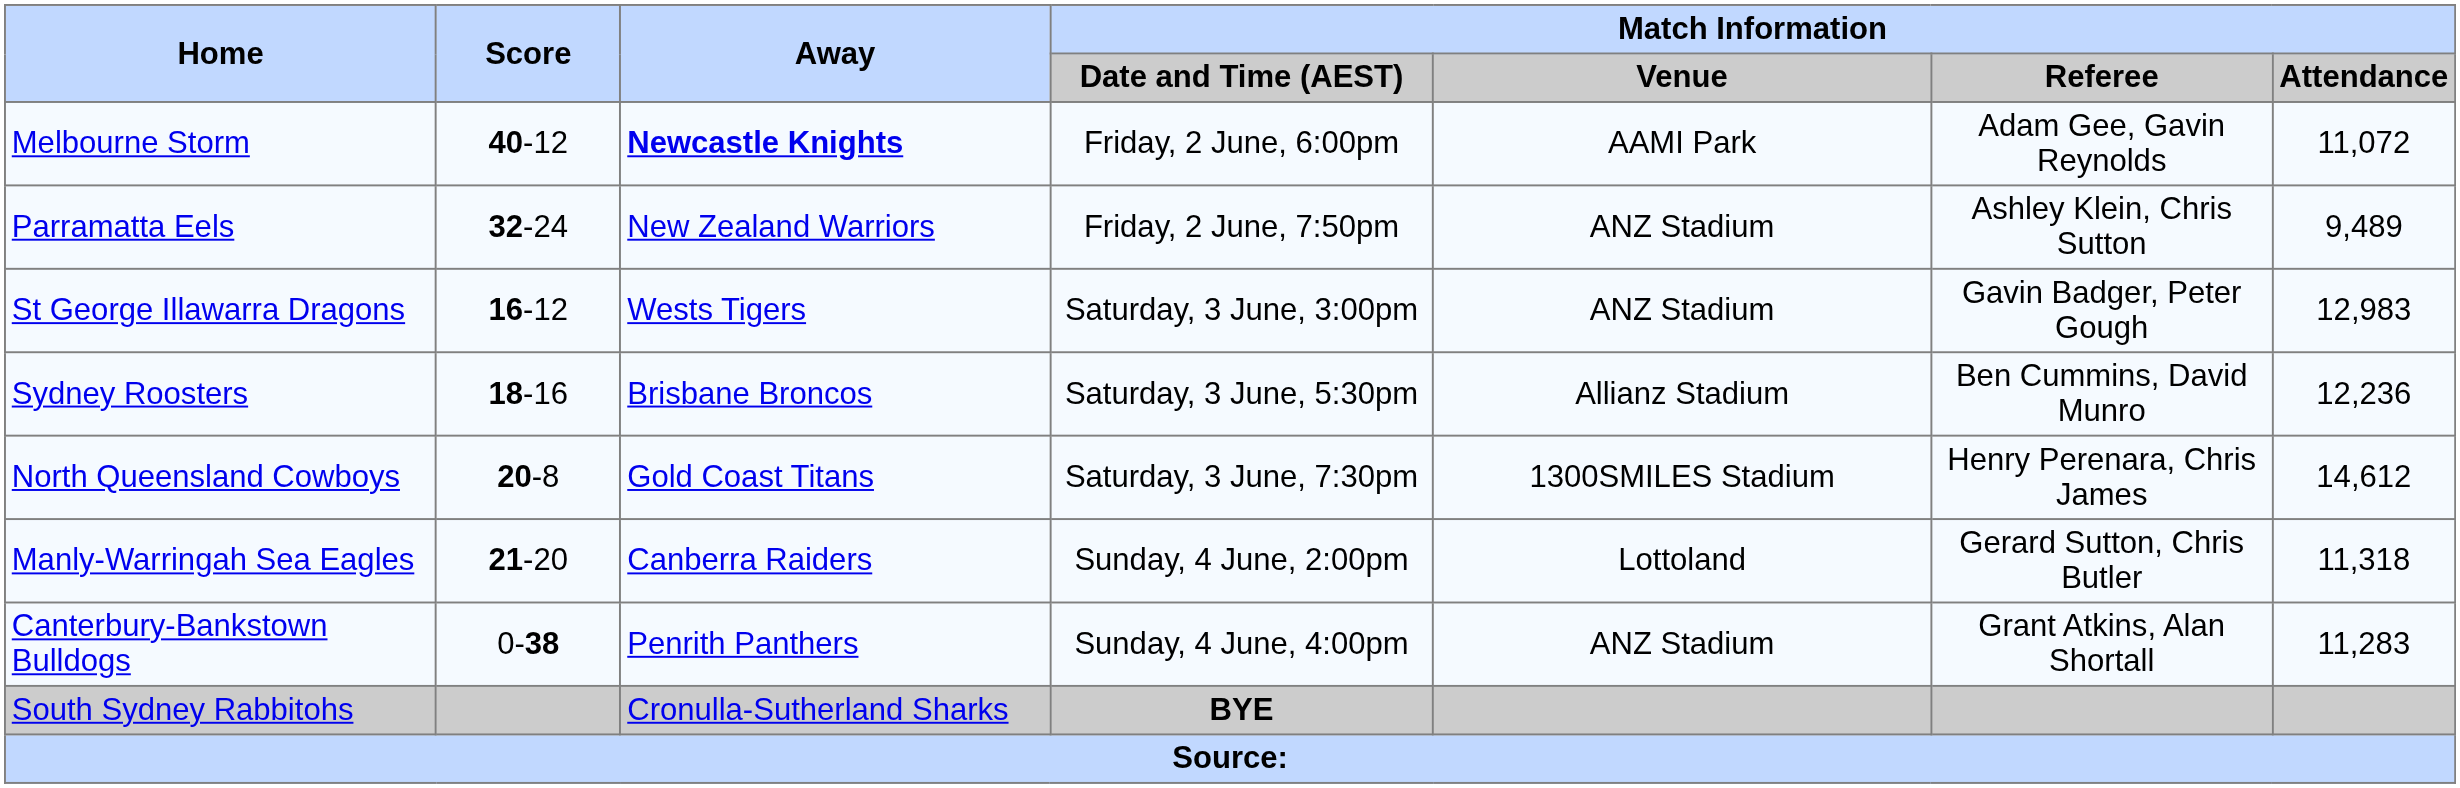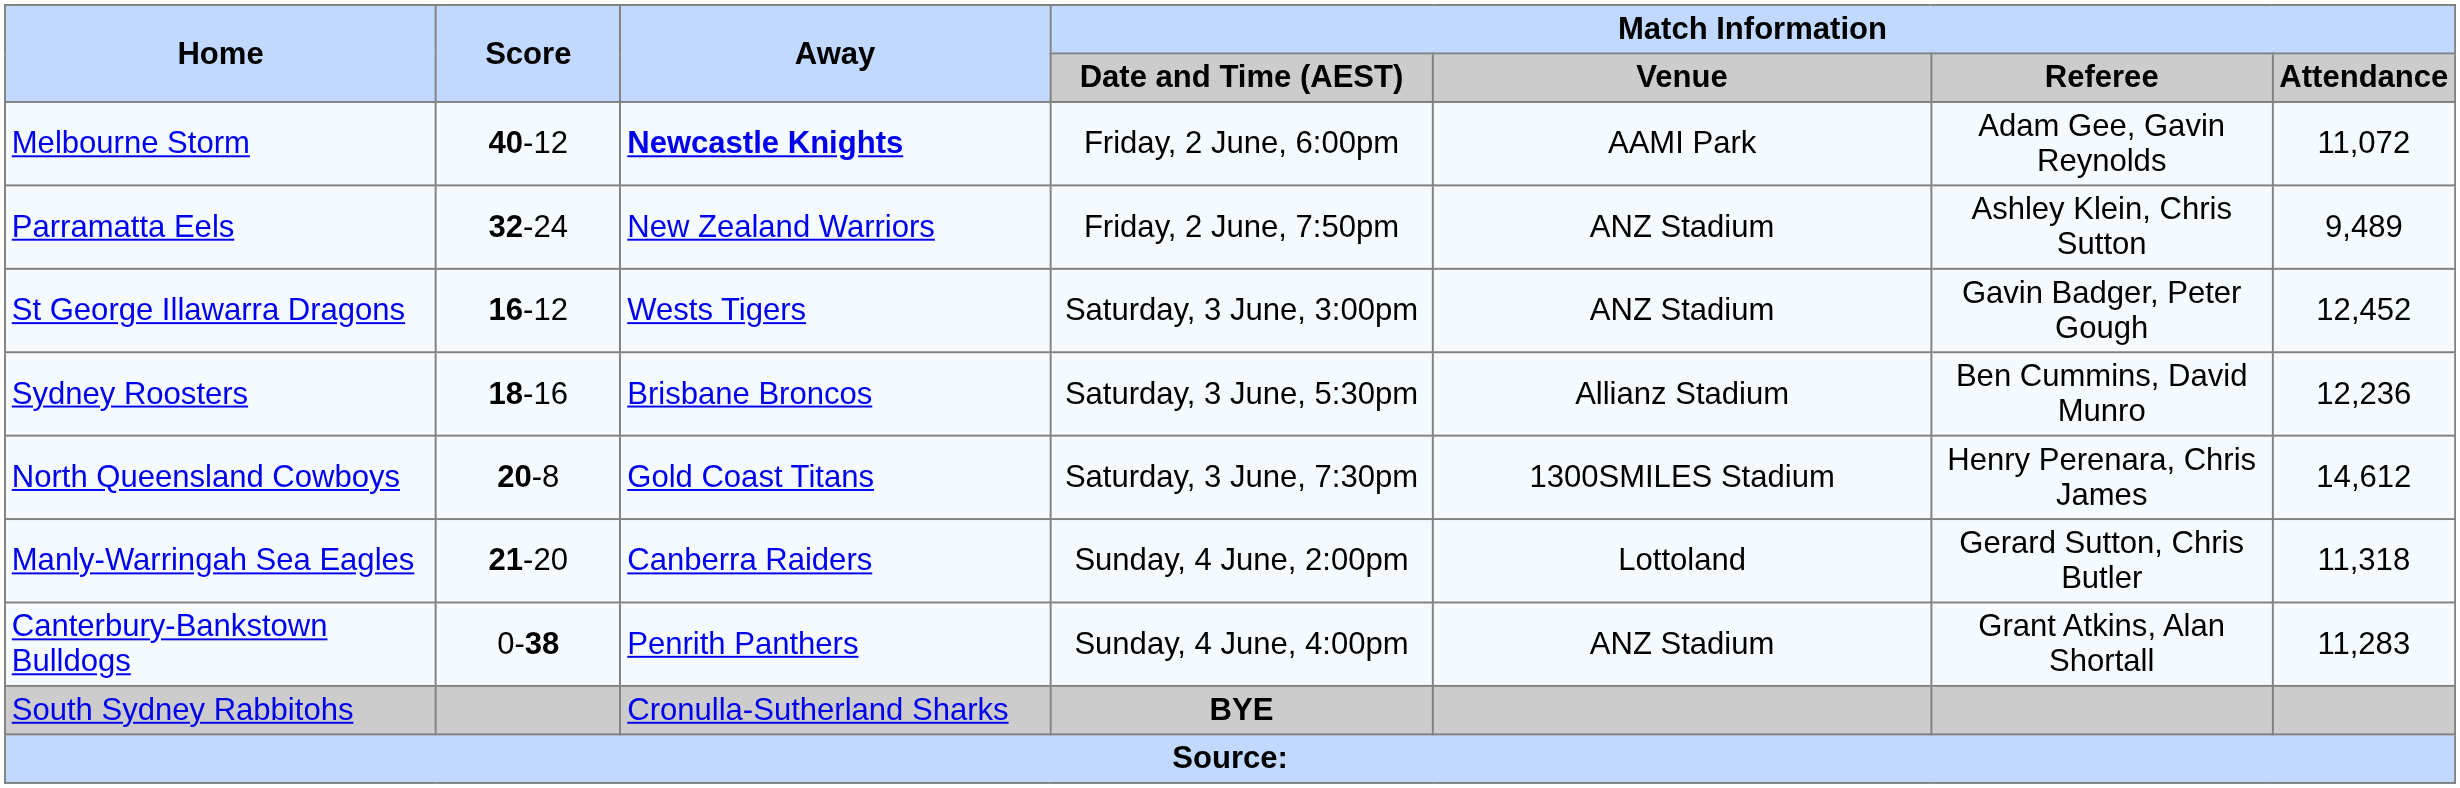(2364, 310) 12,983 -> (2364, 310) 12,452
